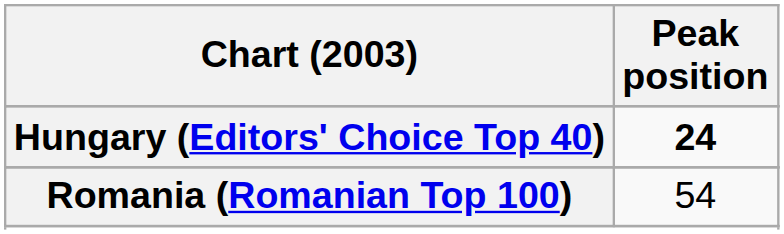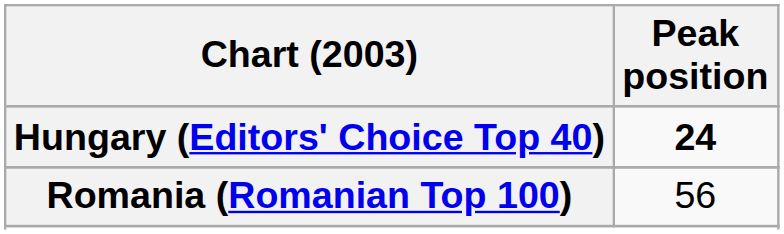(695, 195) 54 -> (695, 195) 56
